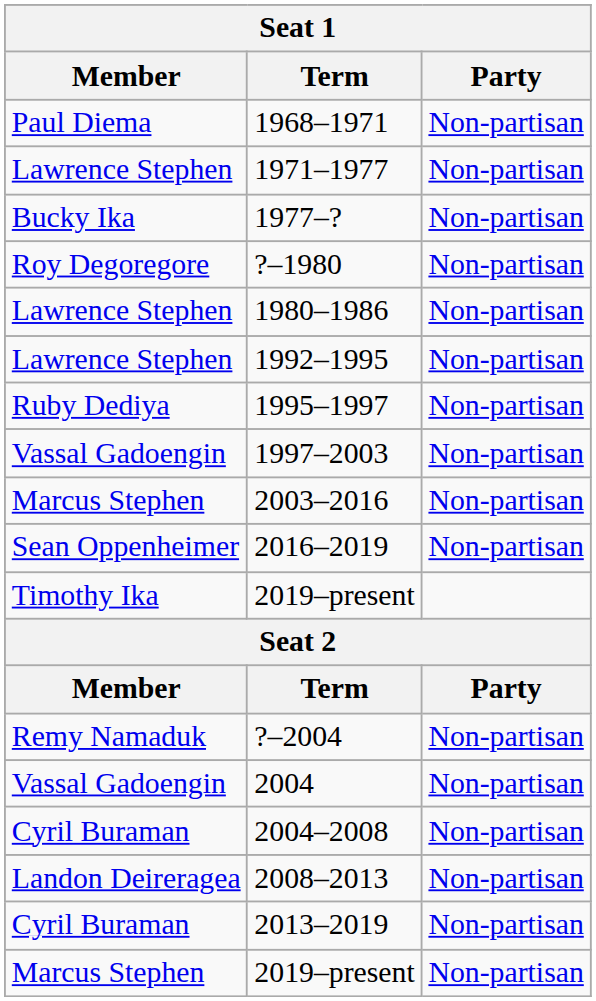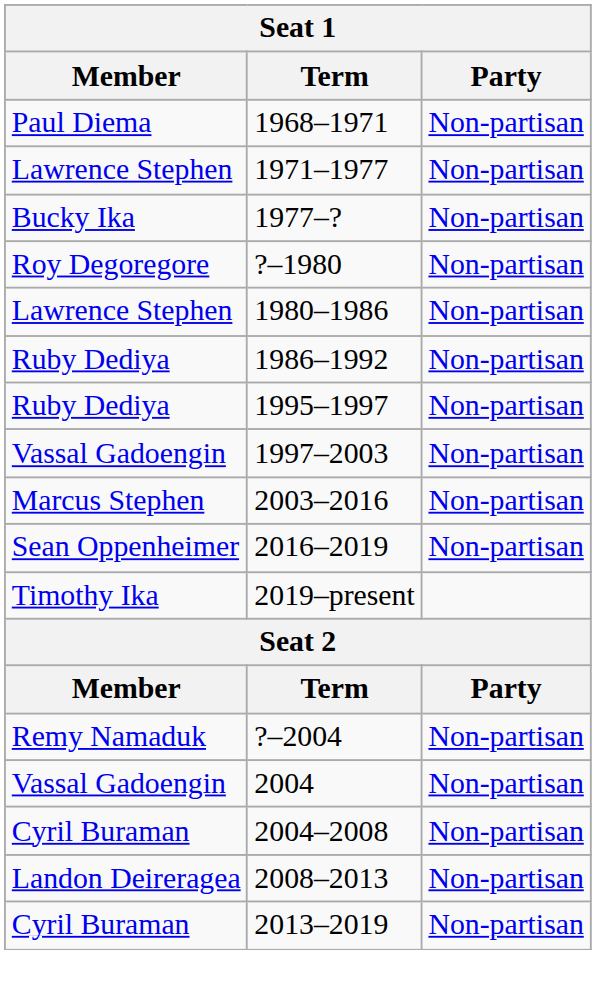+ row: (91, 358)
- row: (122, 358)
- row: (108, 972)
